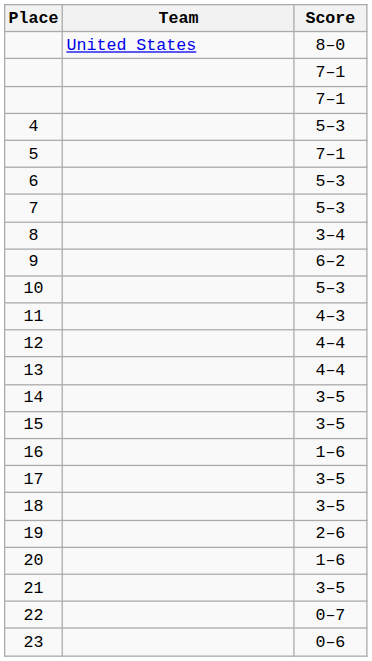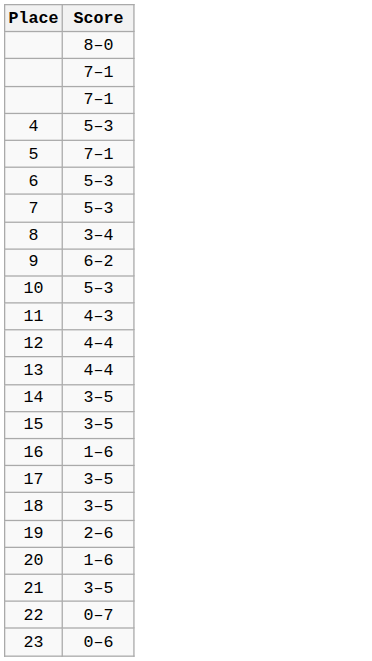- column: (178, 18)
